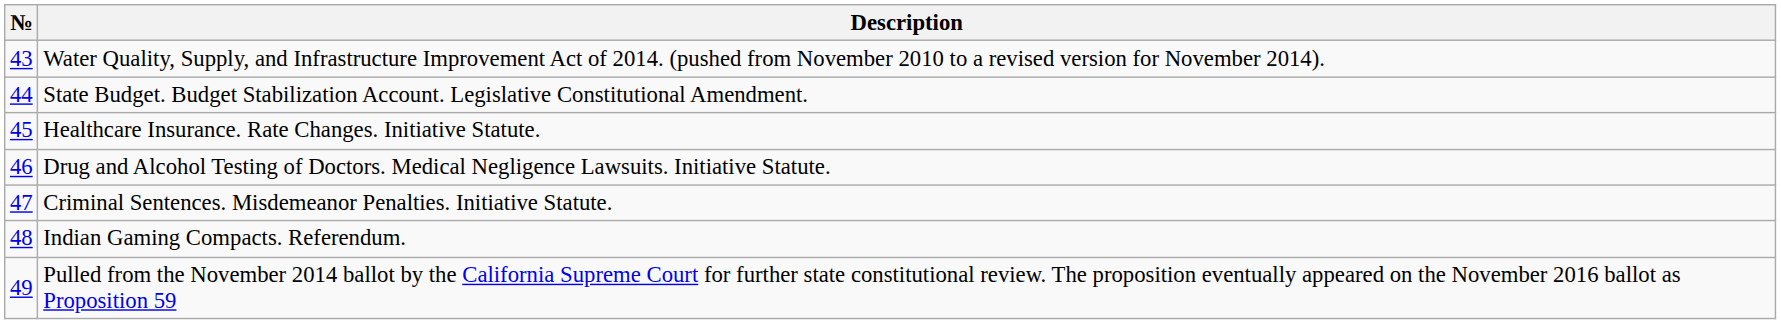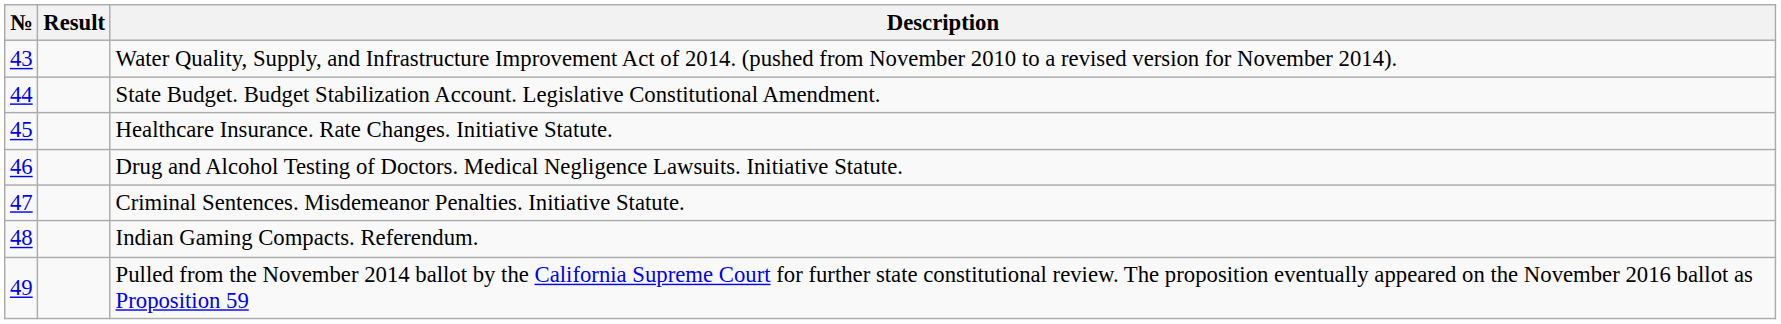+ column: (74, 22)
